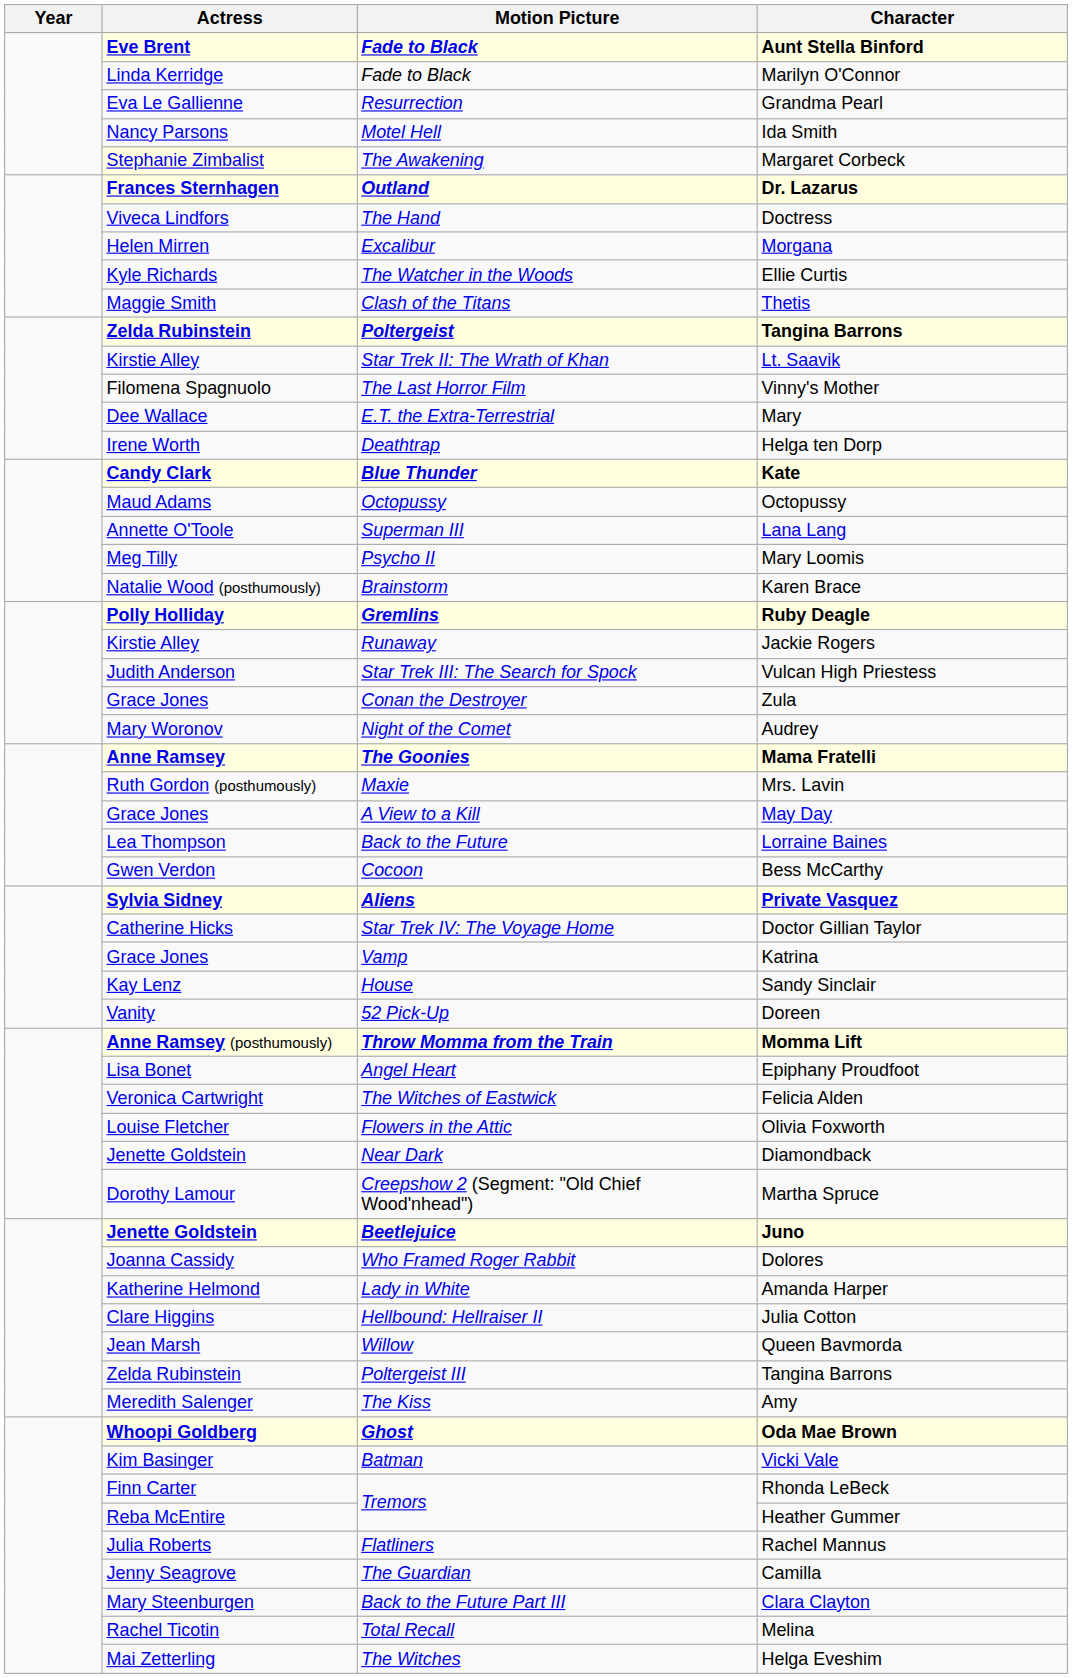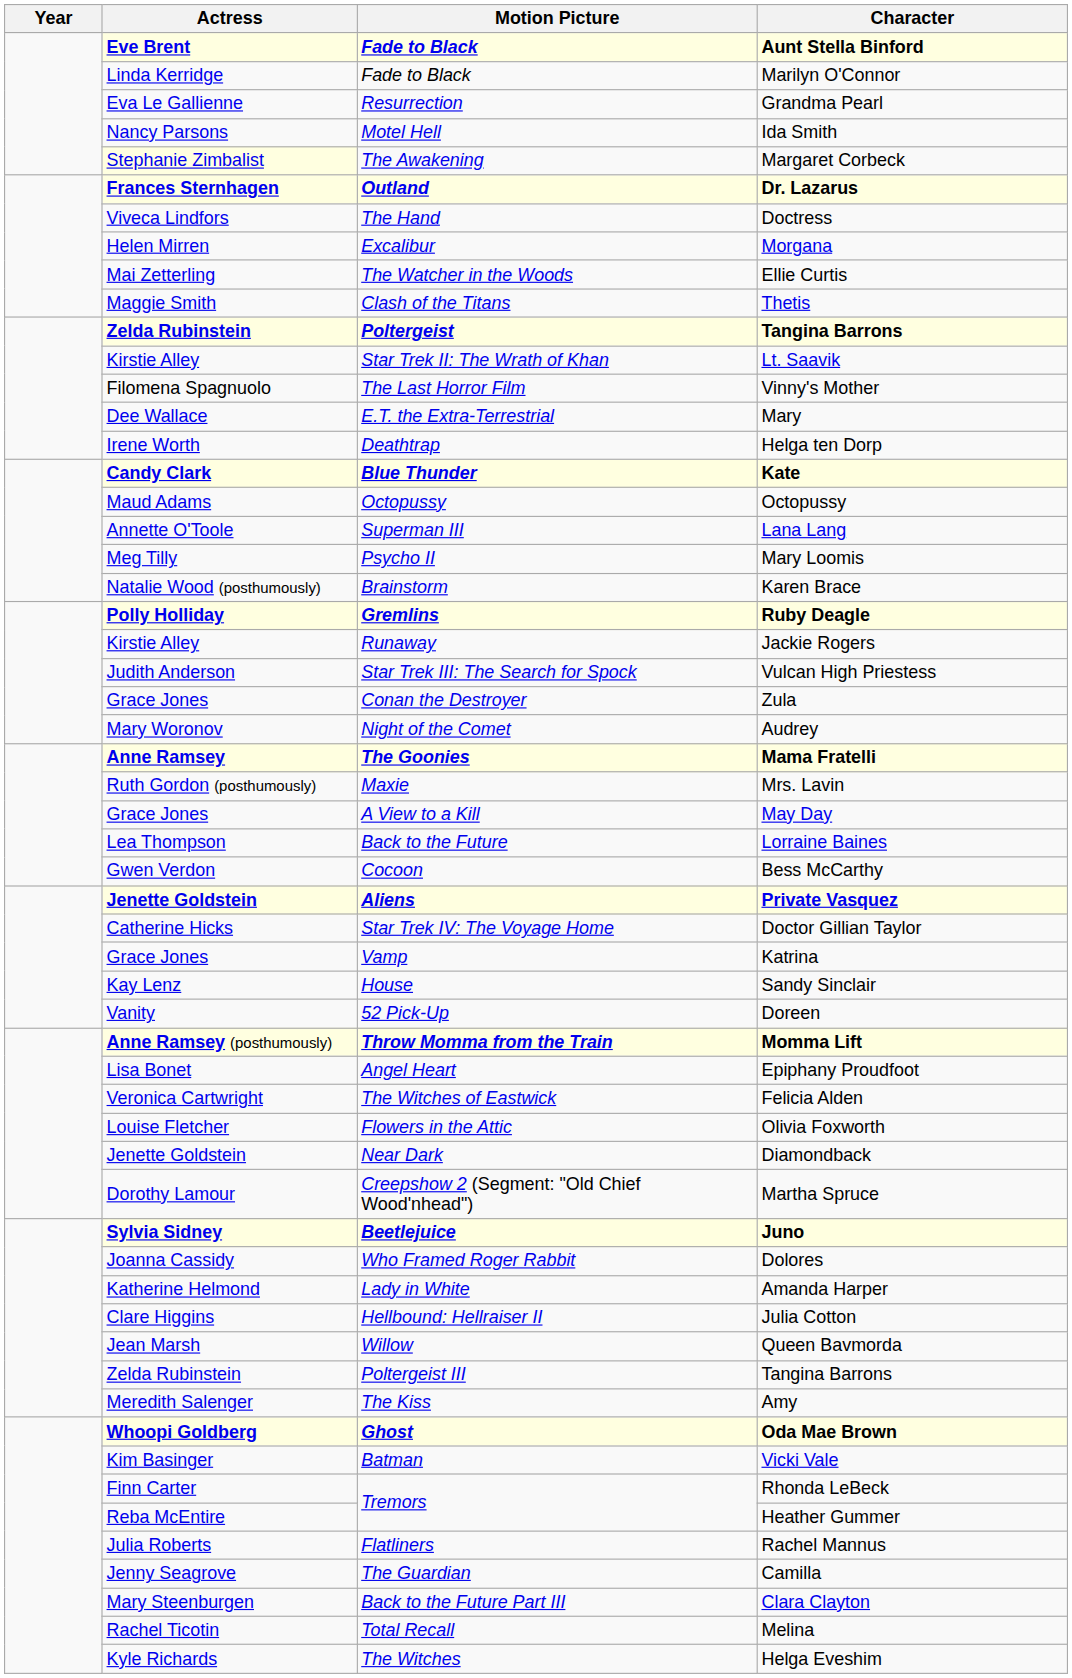(162, 274) Kyle Richards -> (161, 274) Mai Zetterling
(164, 899) Sylvia Sidney -> (182, 899) Jenette Goldstein
(182, 1232) Jenette Goldstein -> (164, 1232) Sylvia Sidney
(161, 1658) Mai Zetterling -> (162, 1658) Kyle Richards
